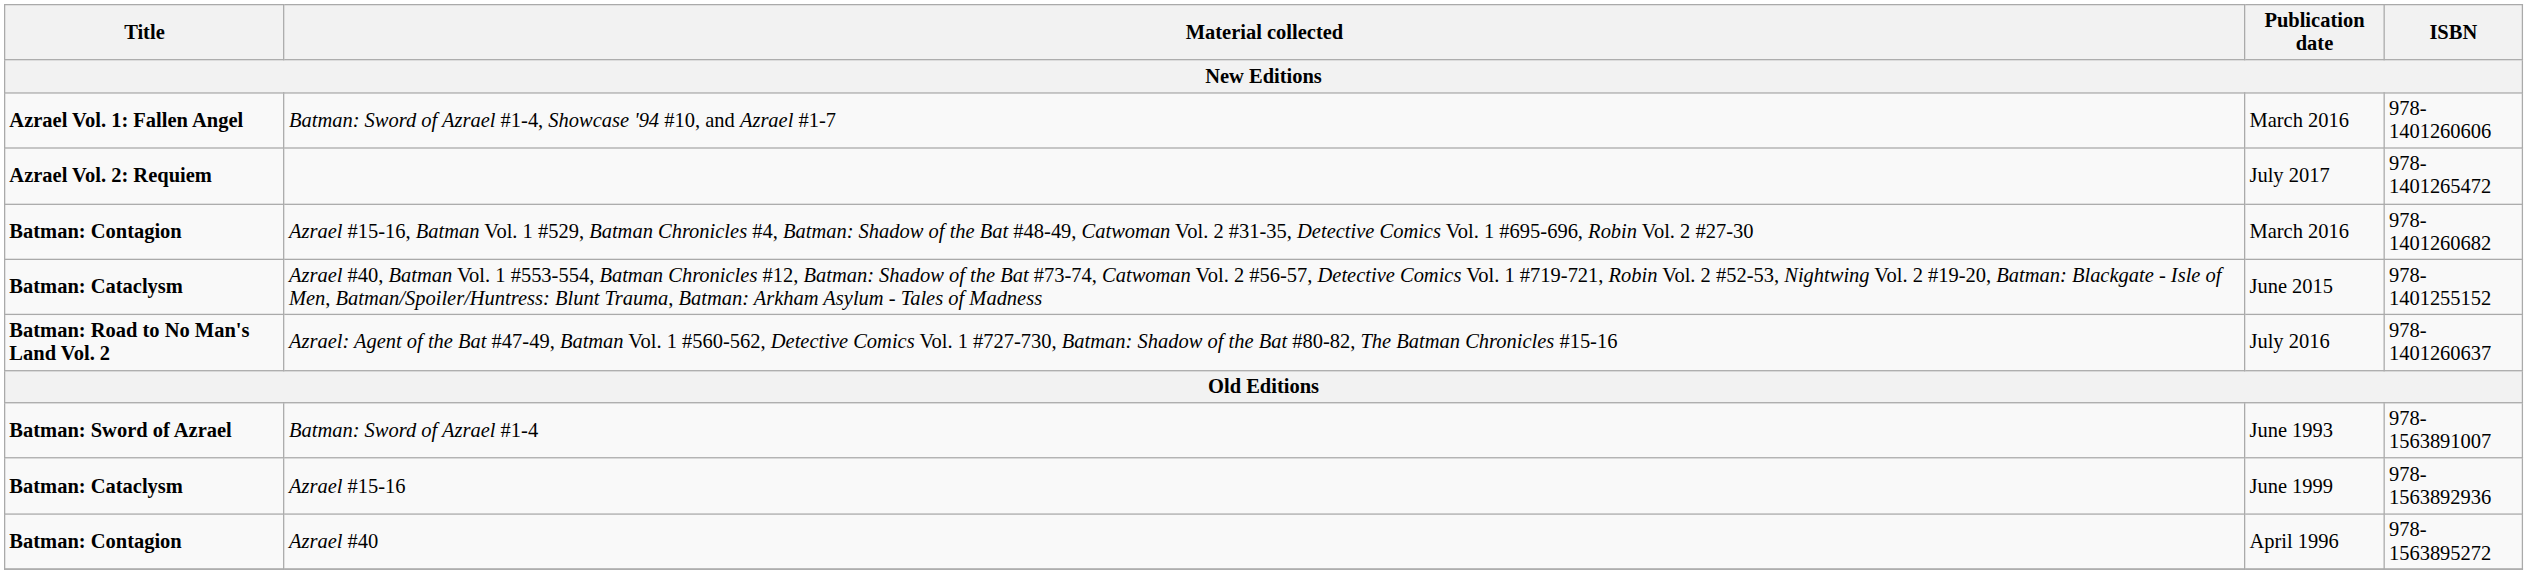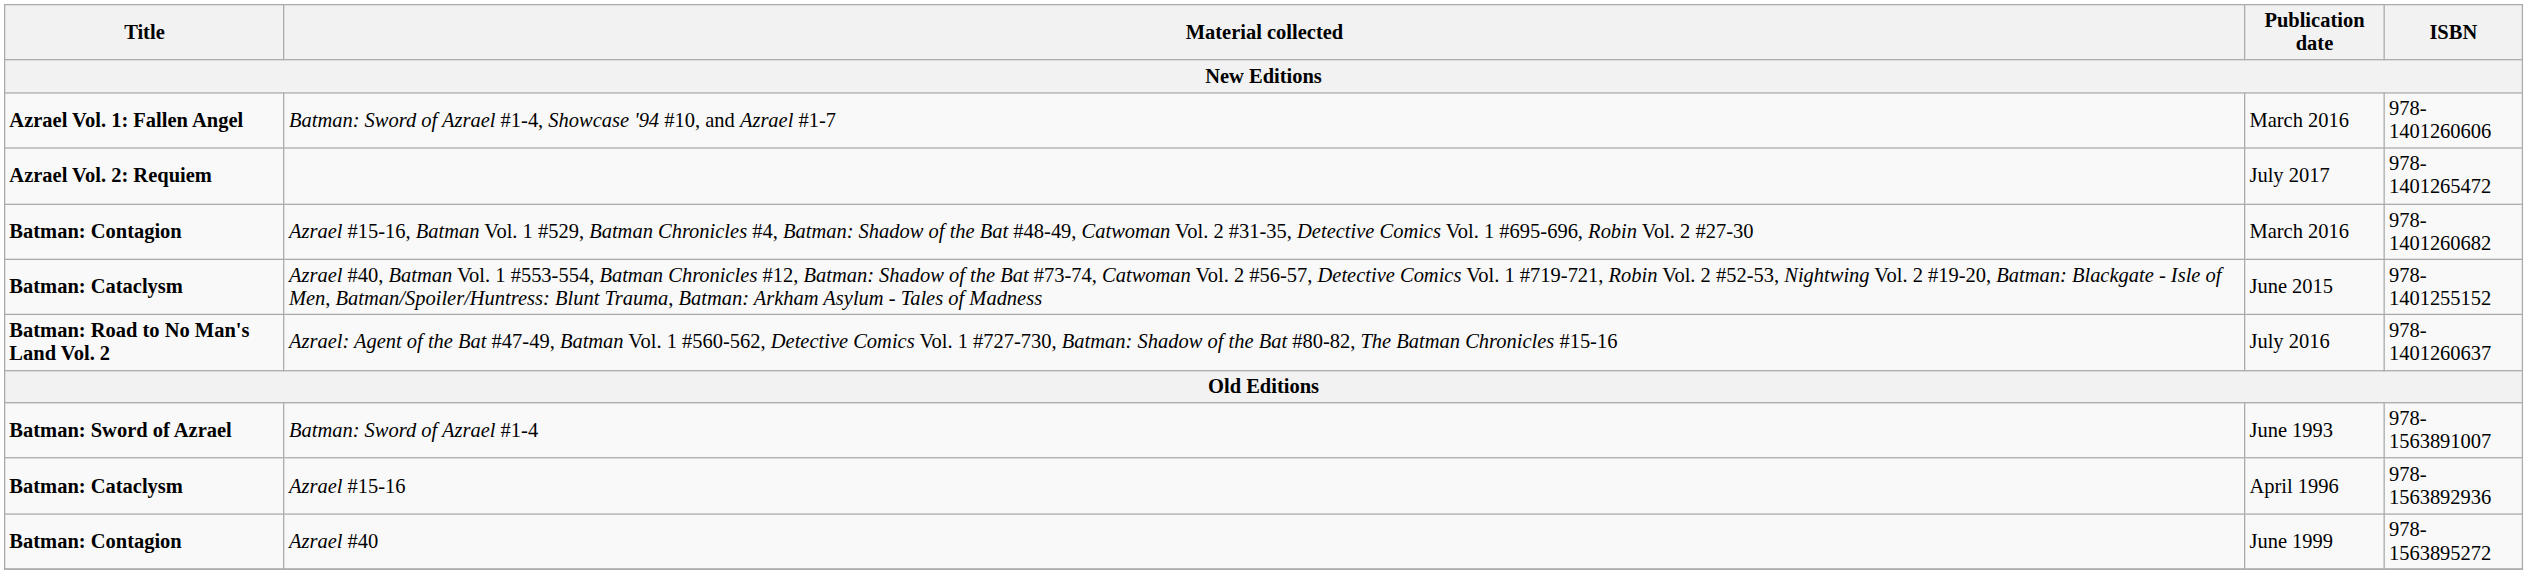(2291, 485) June 1999 -> (2294, 485) April 1996
(2294, 541) April 1996 -> (2291, 541) June 1999
